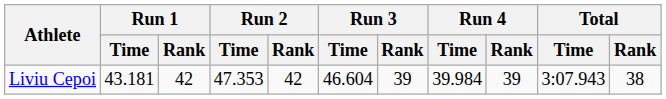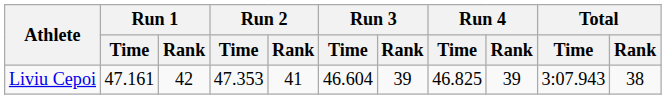(129, 79) 43.181 -> (129, 79) 47.161
(293, 79) 42 -> (293, 79) 41
(457, 79) 39.984 -> (457, 79) 46.825
